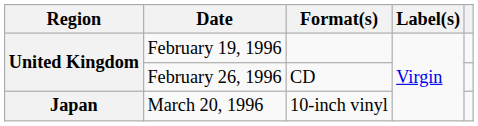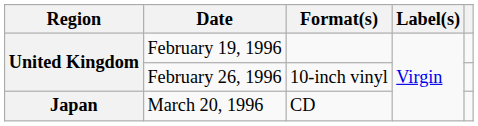(303, 76) CD -> (339, 76) 10-inch vinyl
(339, 105) 10-inch vinyl -> (303, 105) CD
